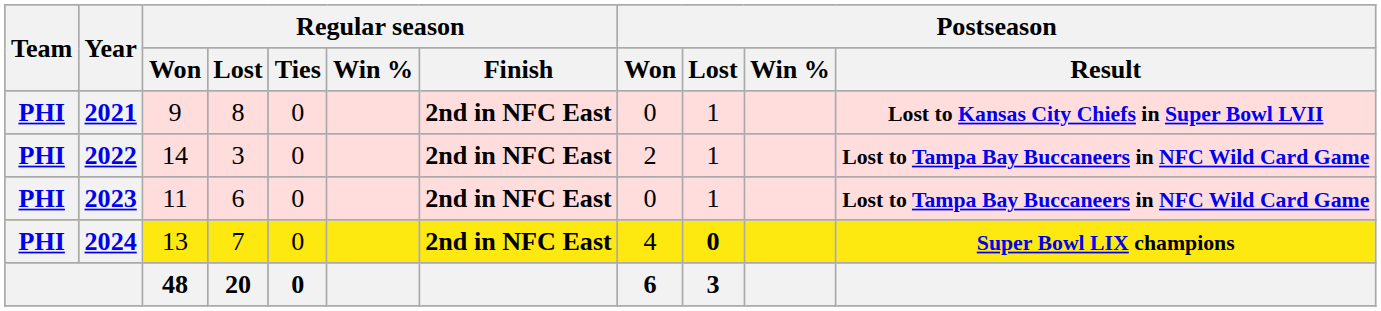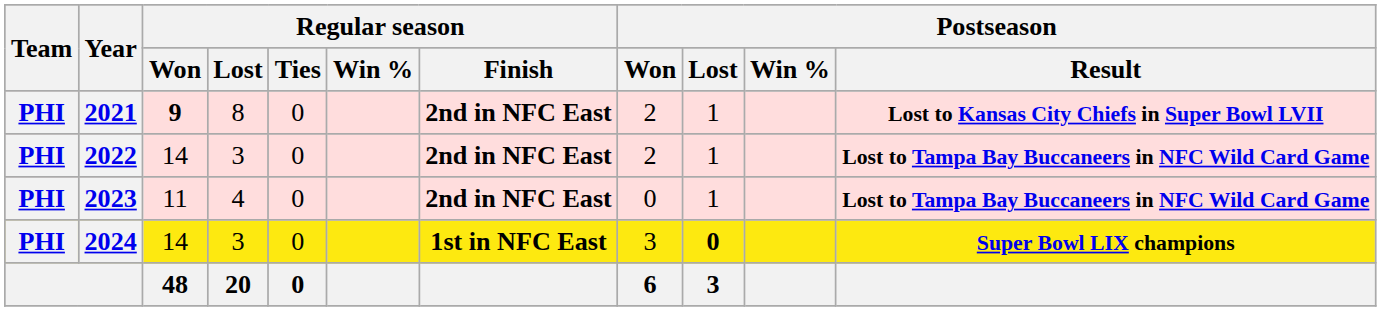(175, 112) normal -> (175, 112) bold
(650, 112) 0 -> (650, 112) 2
(238, 198) 6 -> (238, 198) 4
(175, 241) 13 -> (175, 241) 14
(238, 241) 7 -> (238, 241) 3
(519, 241) 2nd in NFC East -> (519, 241) 1st in NFC East
(650, 241) 4 -> (650, 241) 3
